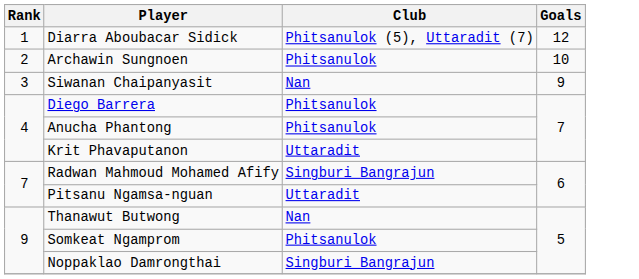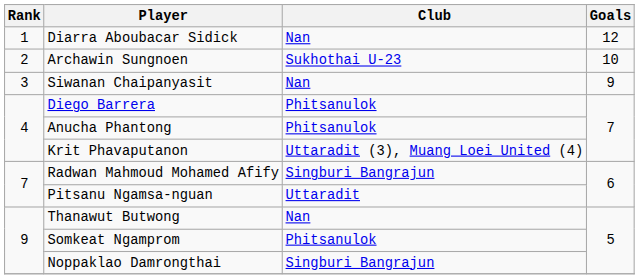(410, 38) Phitsanulok (5), Uttaradit (7) -> (298, 38) Nan
(331, 61) Phitsanulok -> (343, 61) Sukhothai U-23
(323, 151) Uttaradit -> (434, 151) Uttaradit (3), Muang Loei United (4)
